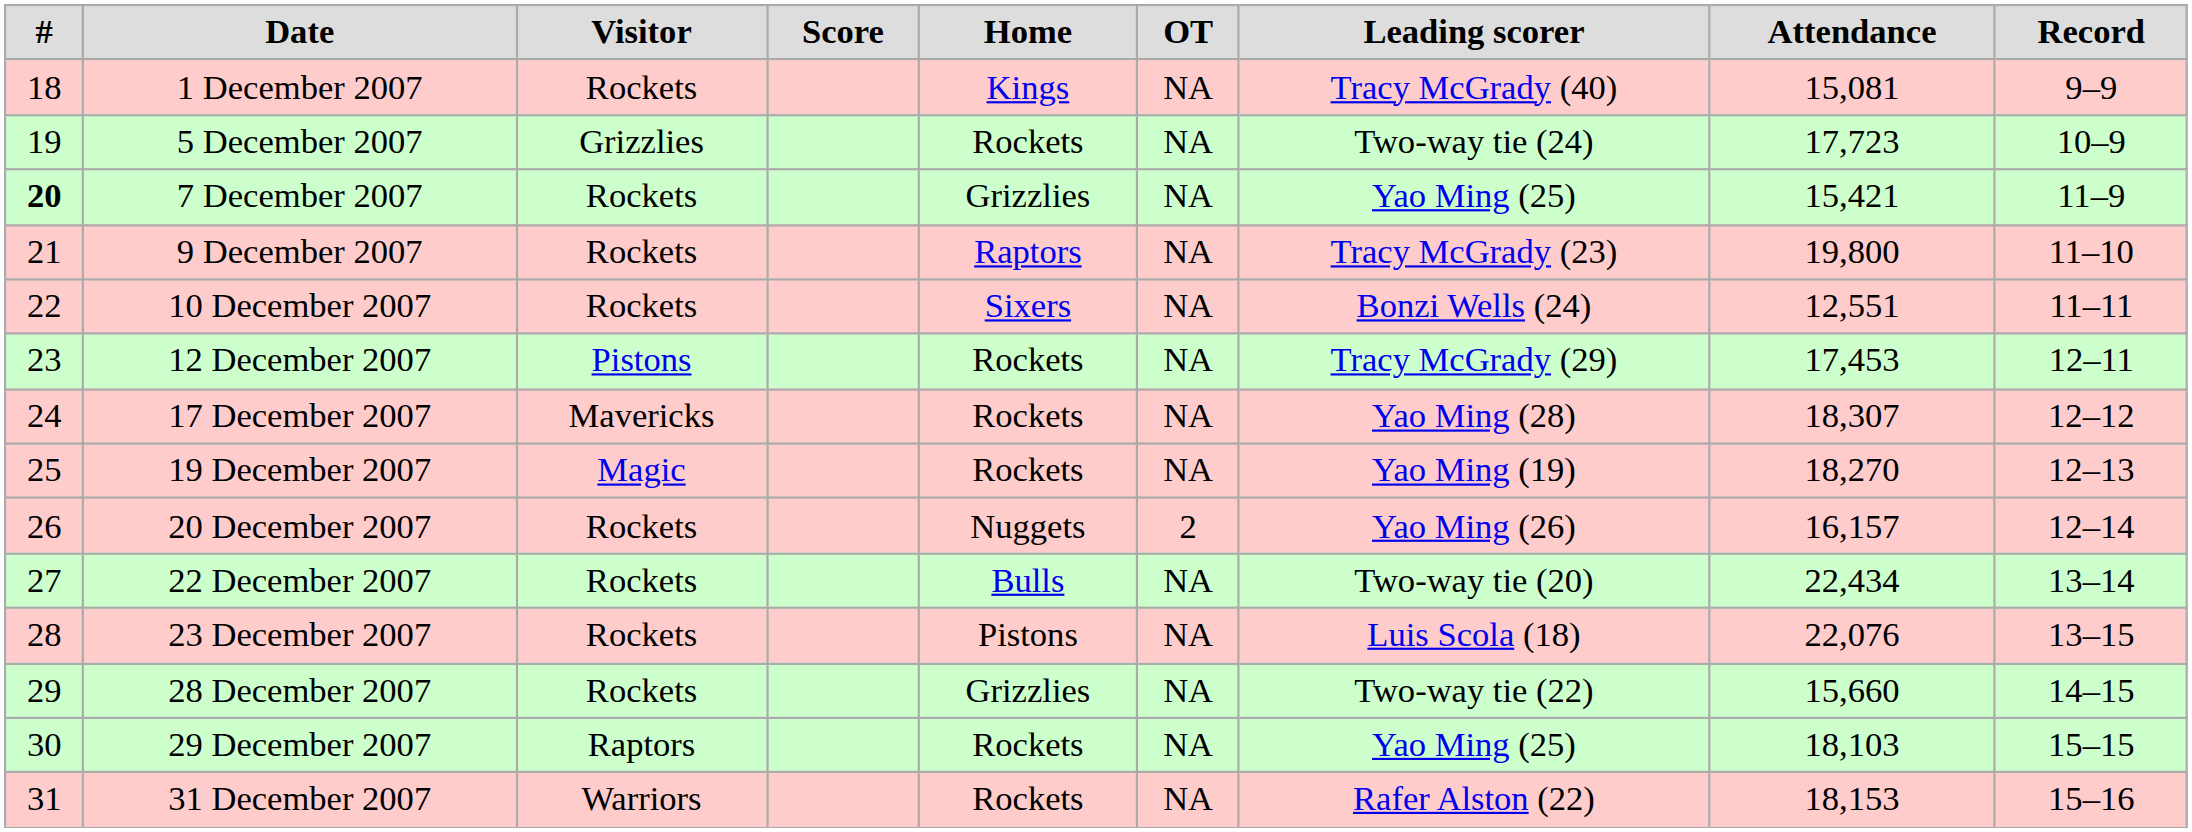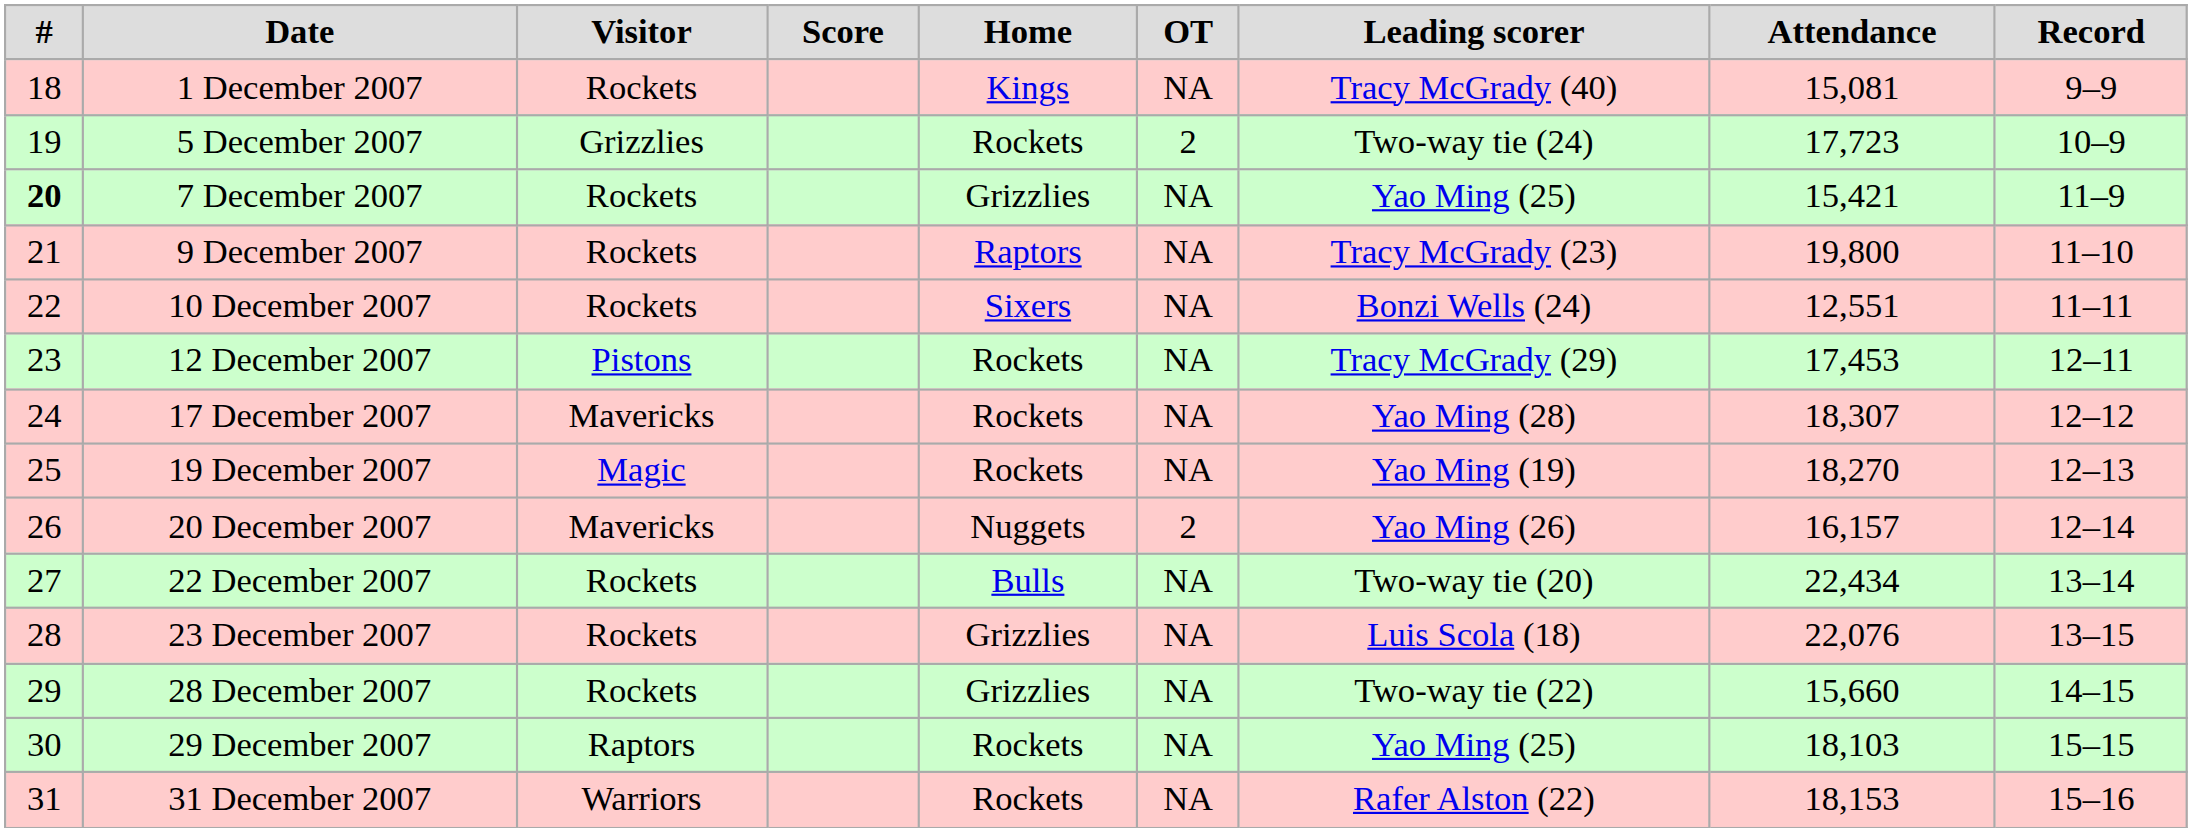(1188, 141) NA -> (1188, 141) 2
(642, 525) Rockets -> (642, 525) Mavericks
(1028, 634) Pistons -> (1028, 634) Grizzlies
